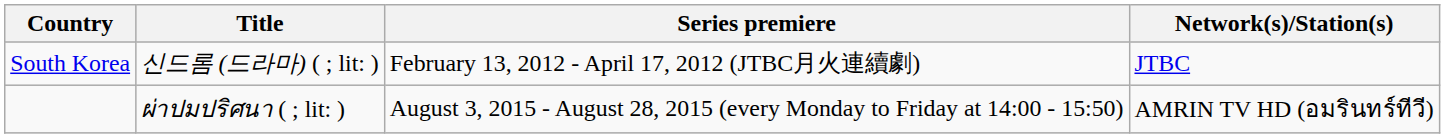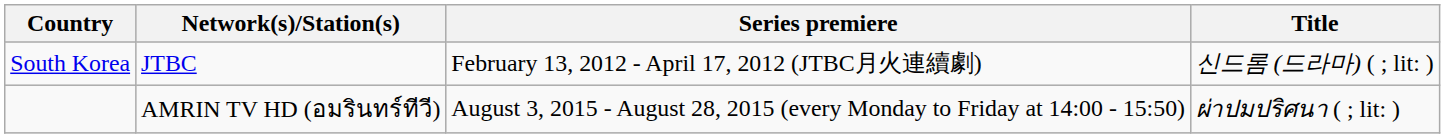columns swapped: (1284, 23) <-> (260, 23)
